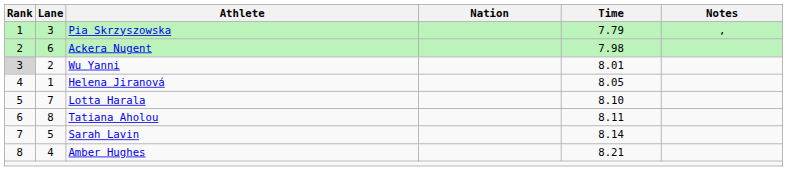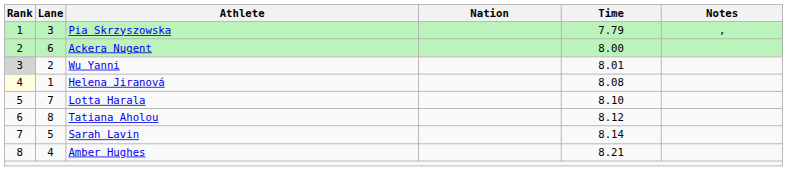(611, 48) 7.98 -> (611, 48) 8.00
(20, 83) no background -> (20, 83) lightyellow background
(611, 83) 8.05 -> (611, 83) 8.08
(611, 117) 8.11 -> (611, 117) 8.12
